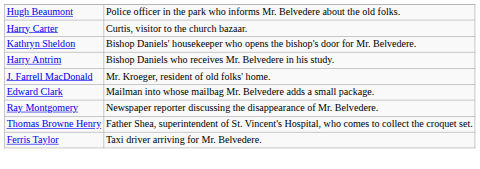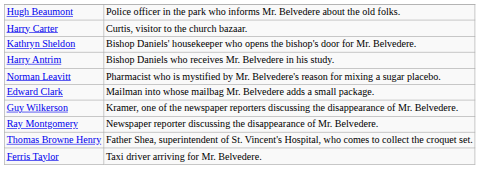- row: (50, 76)
+ row: (39, 76)
+ row: (37, 108)
